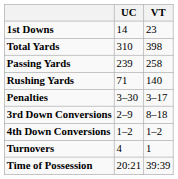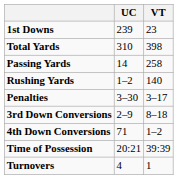(122, 30) 14 -> (125, 30) 239
(125, 64) 239 -> (122, 64) 14
(122, 81) 71 -> (125, 81) 1–2
(125, 132) 1–2 -> (122, 132) 71
rows swapped: (30, 149) <-> (50, 166)
